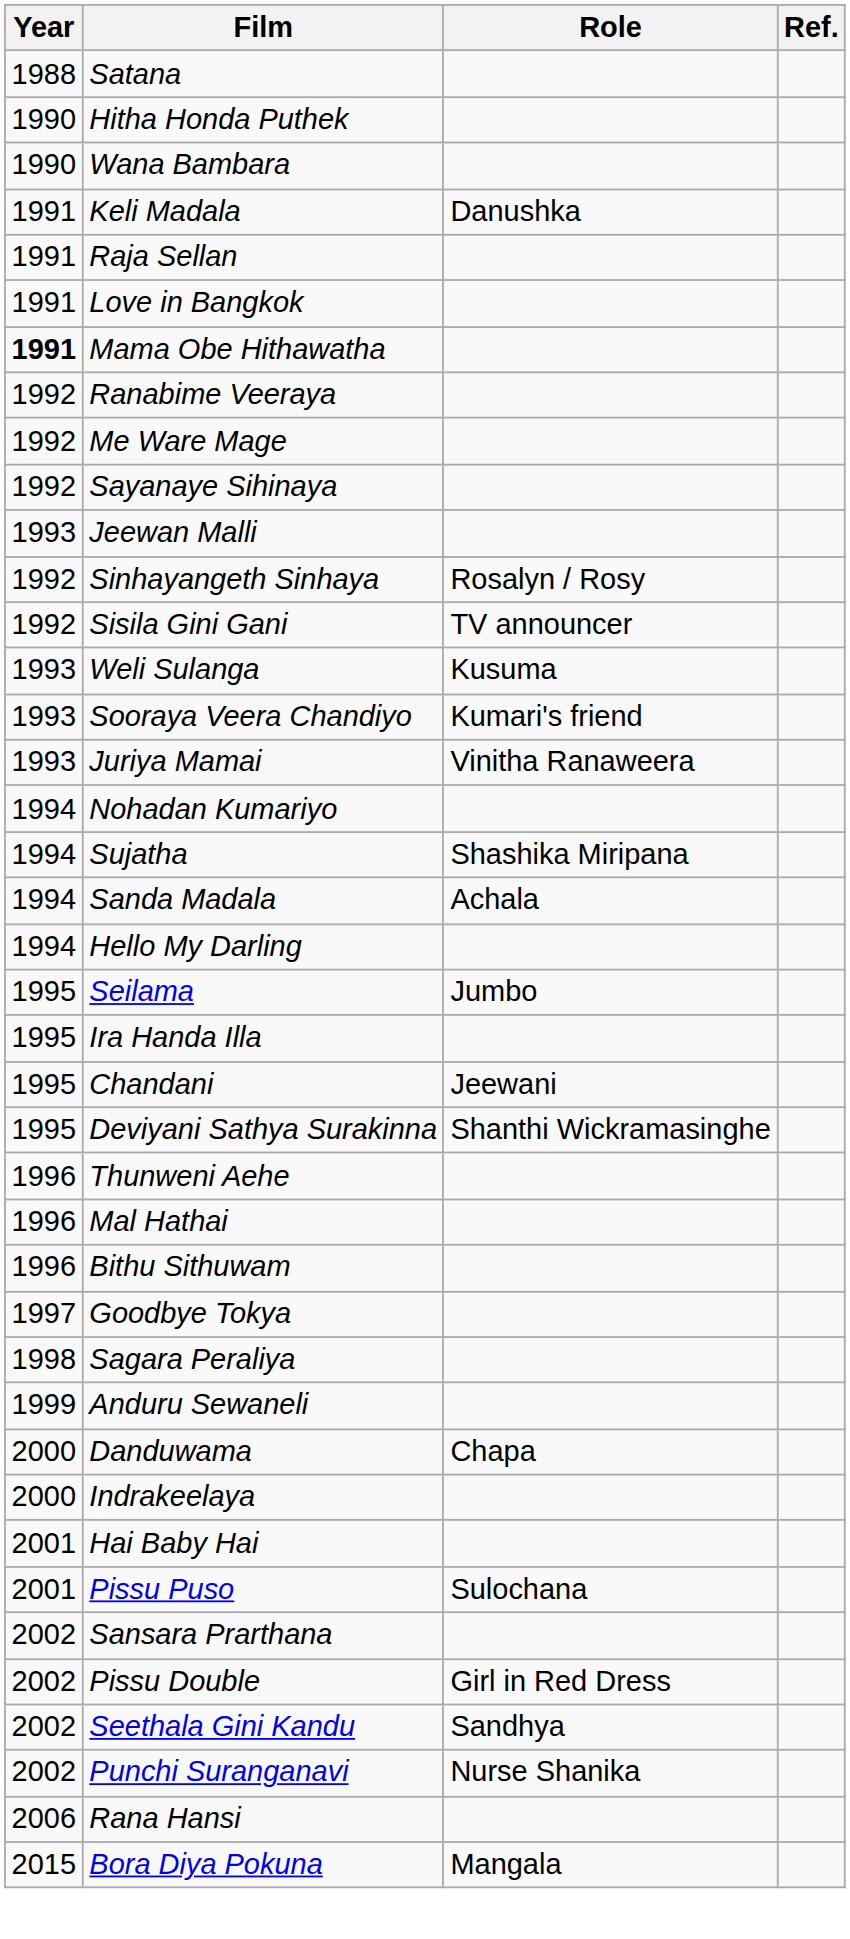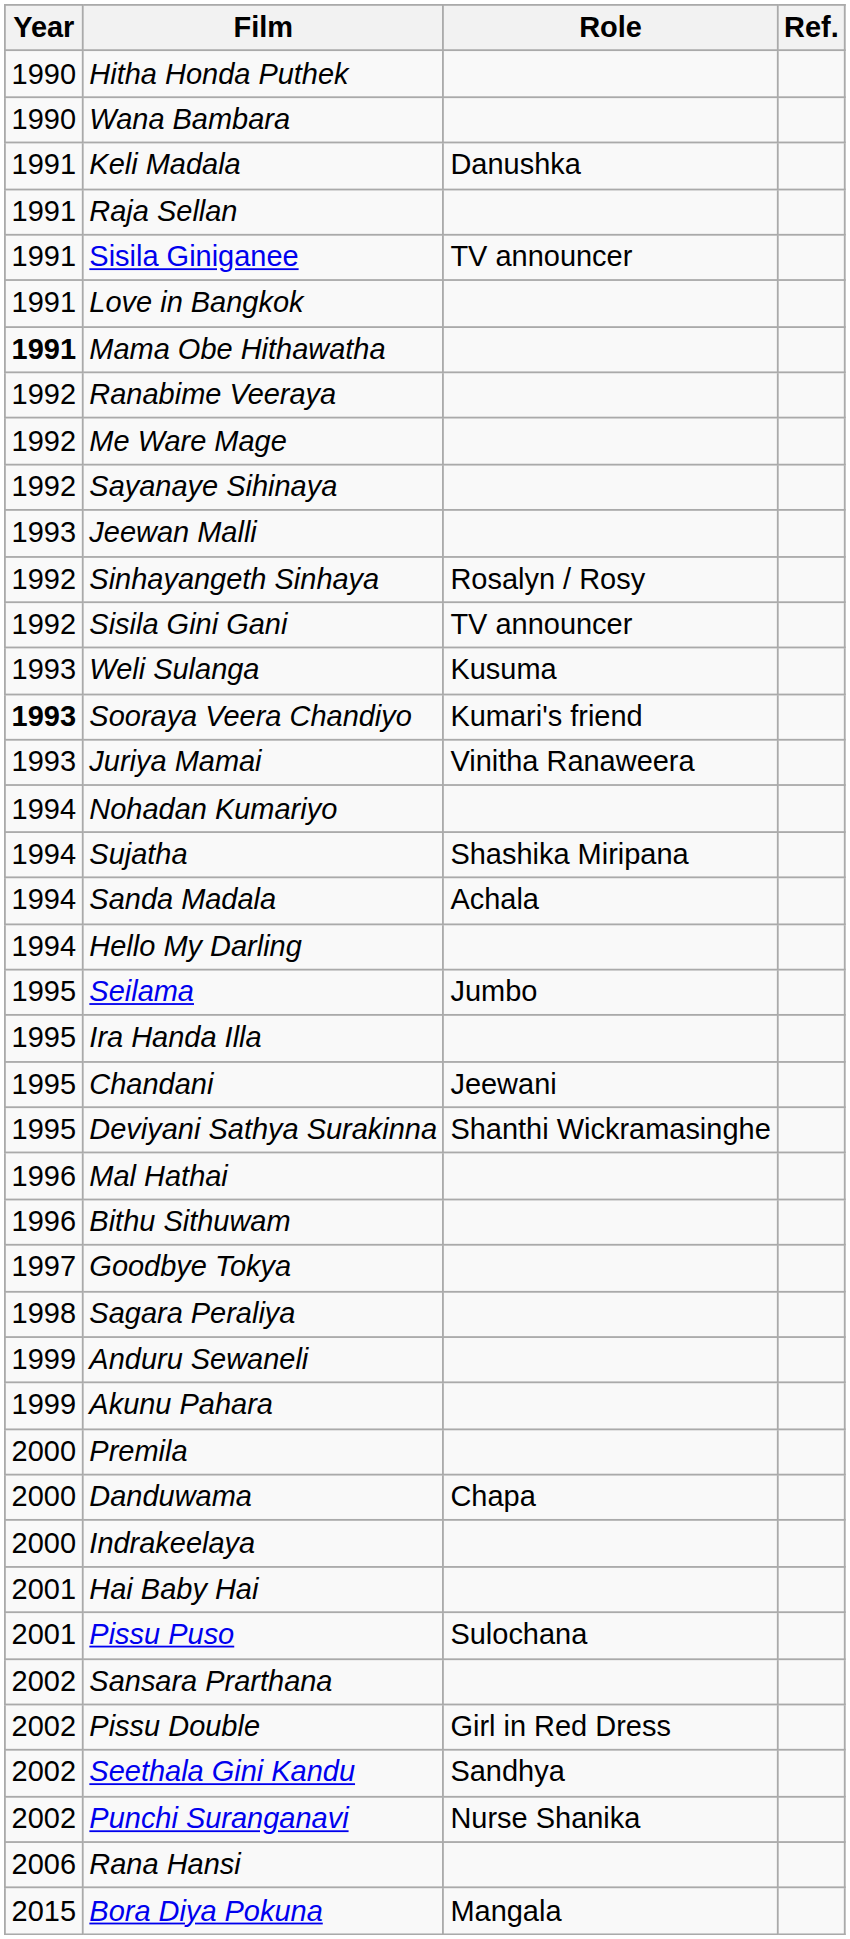- row: (135, 73)
+ row: (194, 257)
(44, 716) normal -> (44, 716) bold
- row: (189, 1175)
+ row: (181, 1405)
+ row: (138, 1451)
